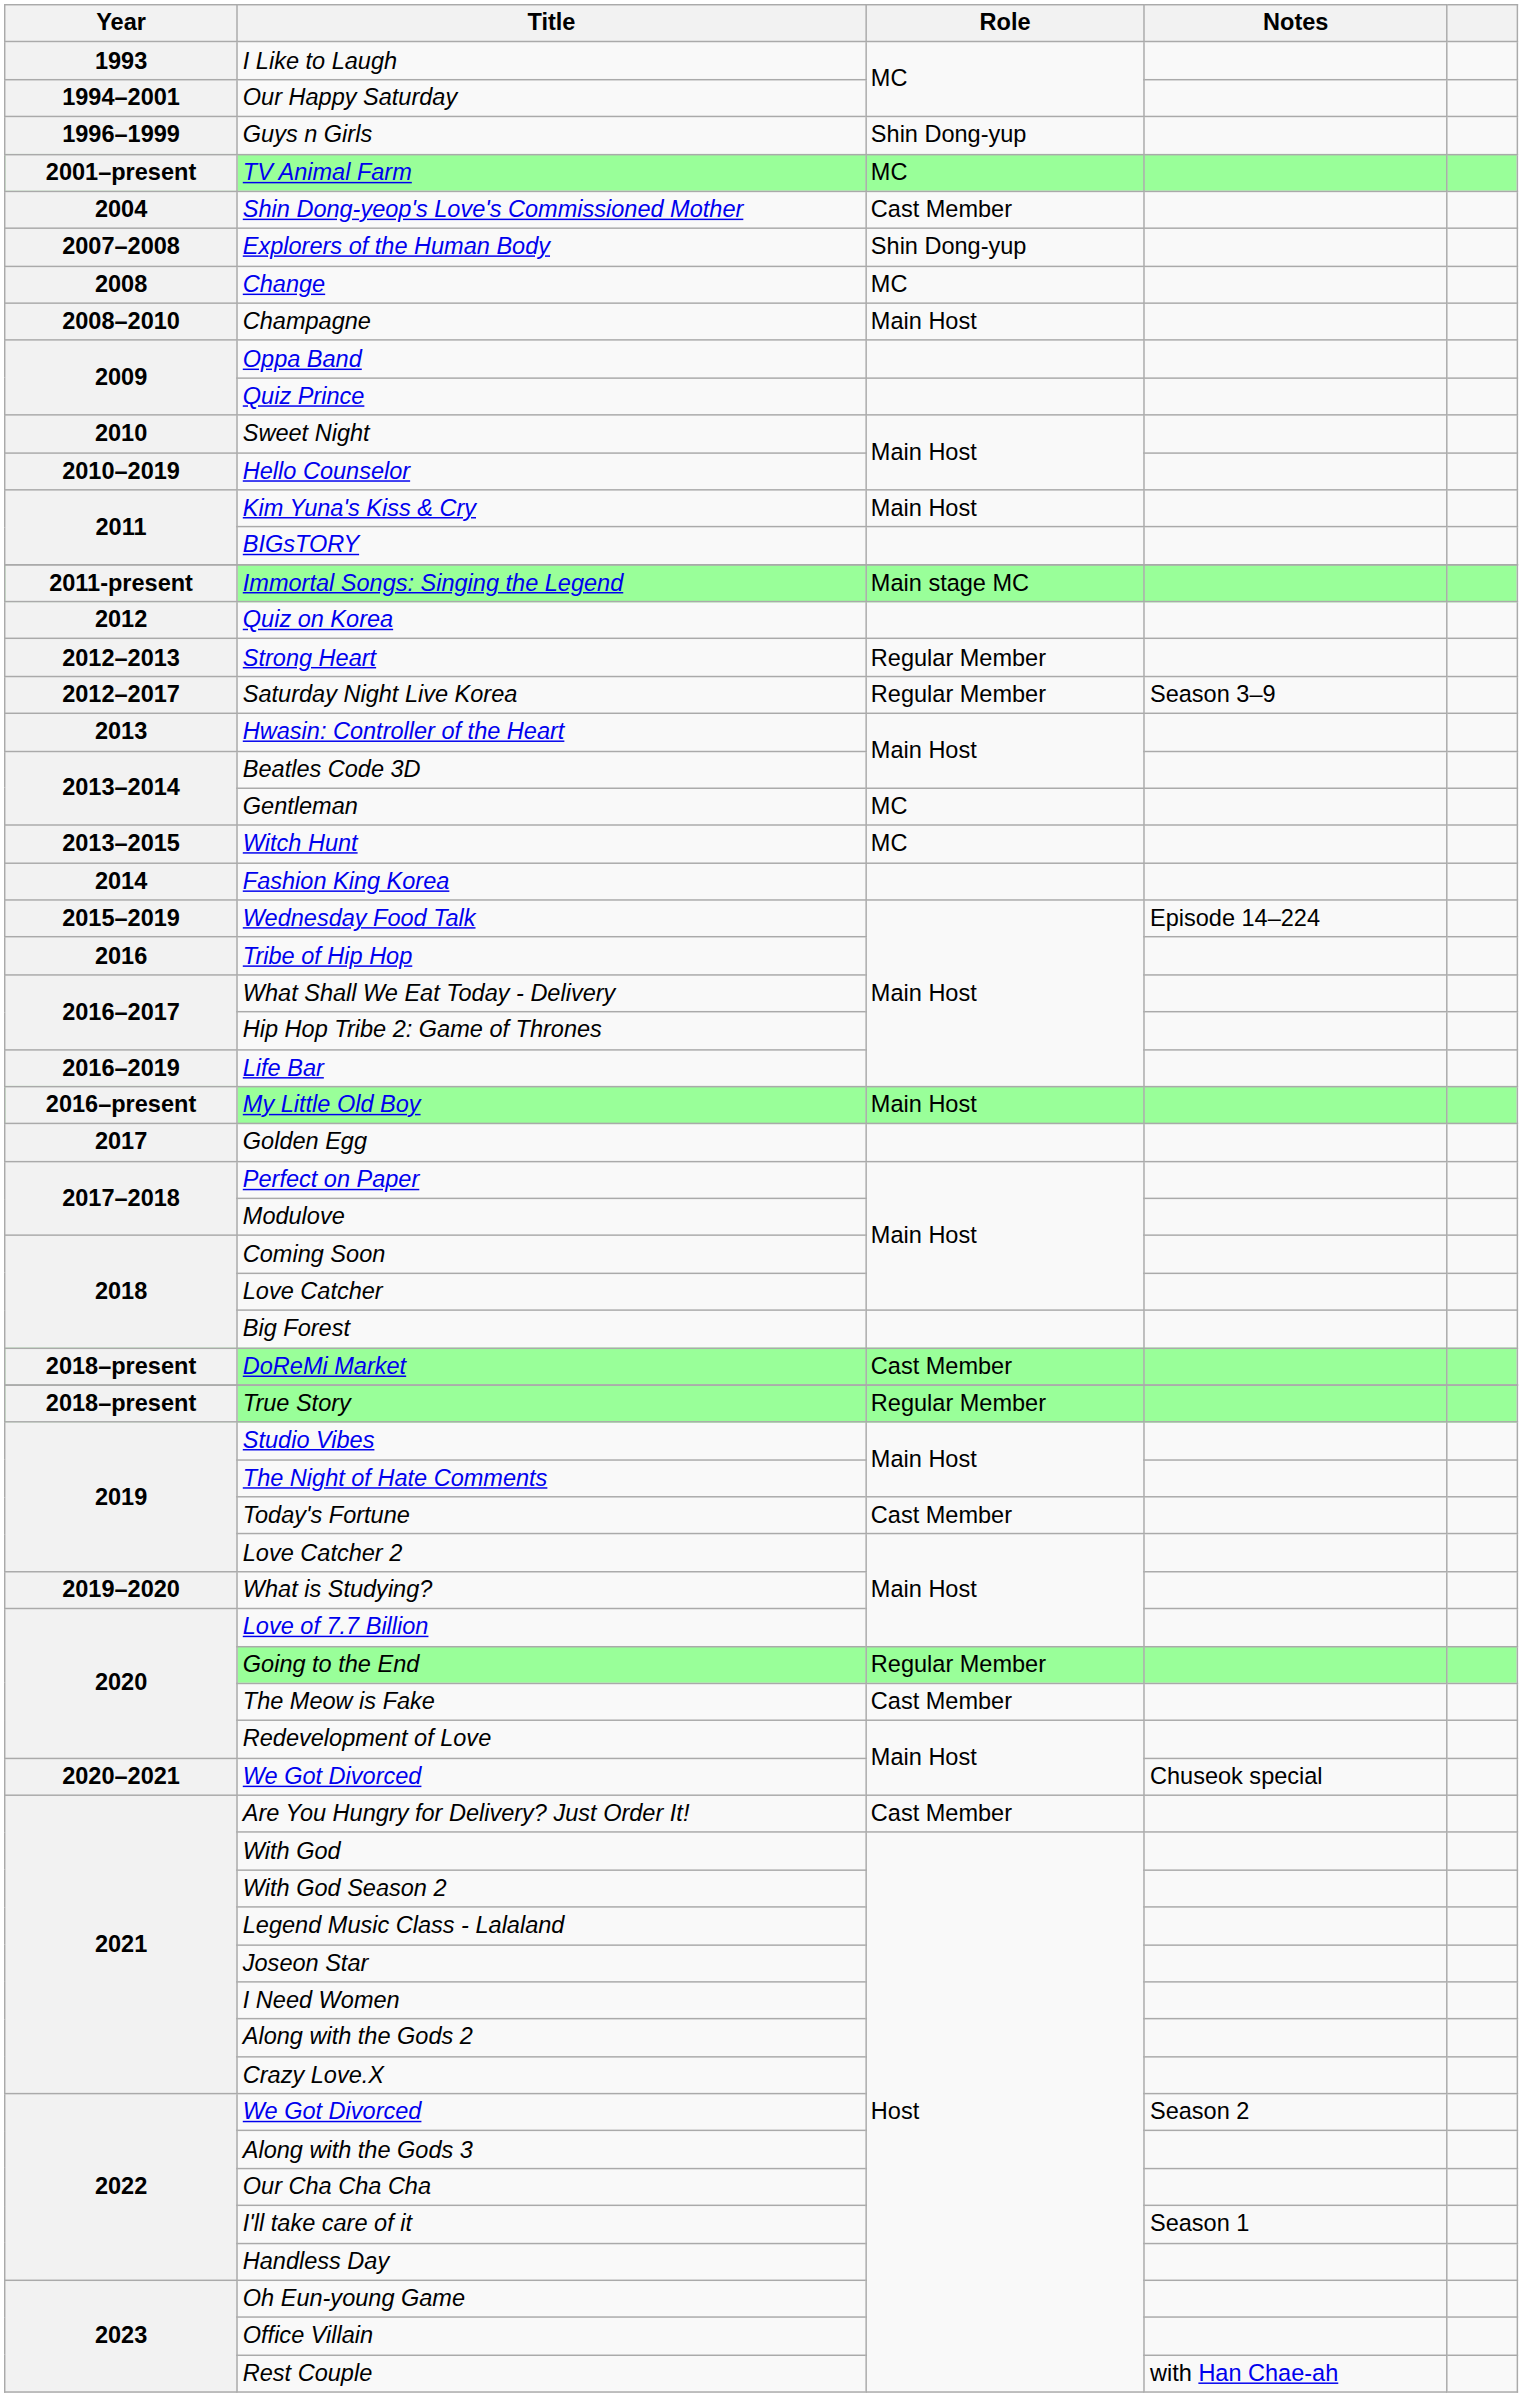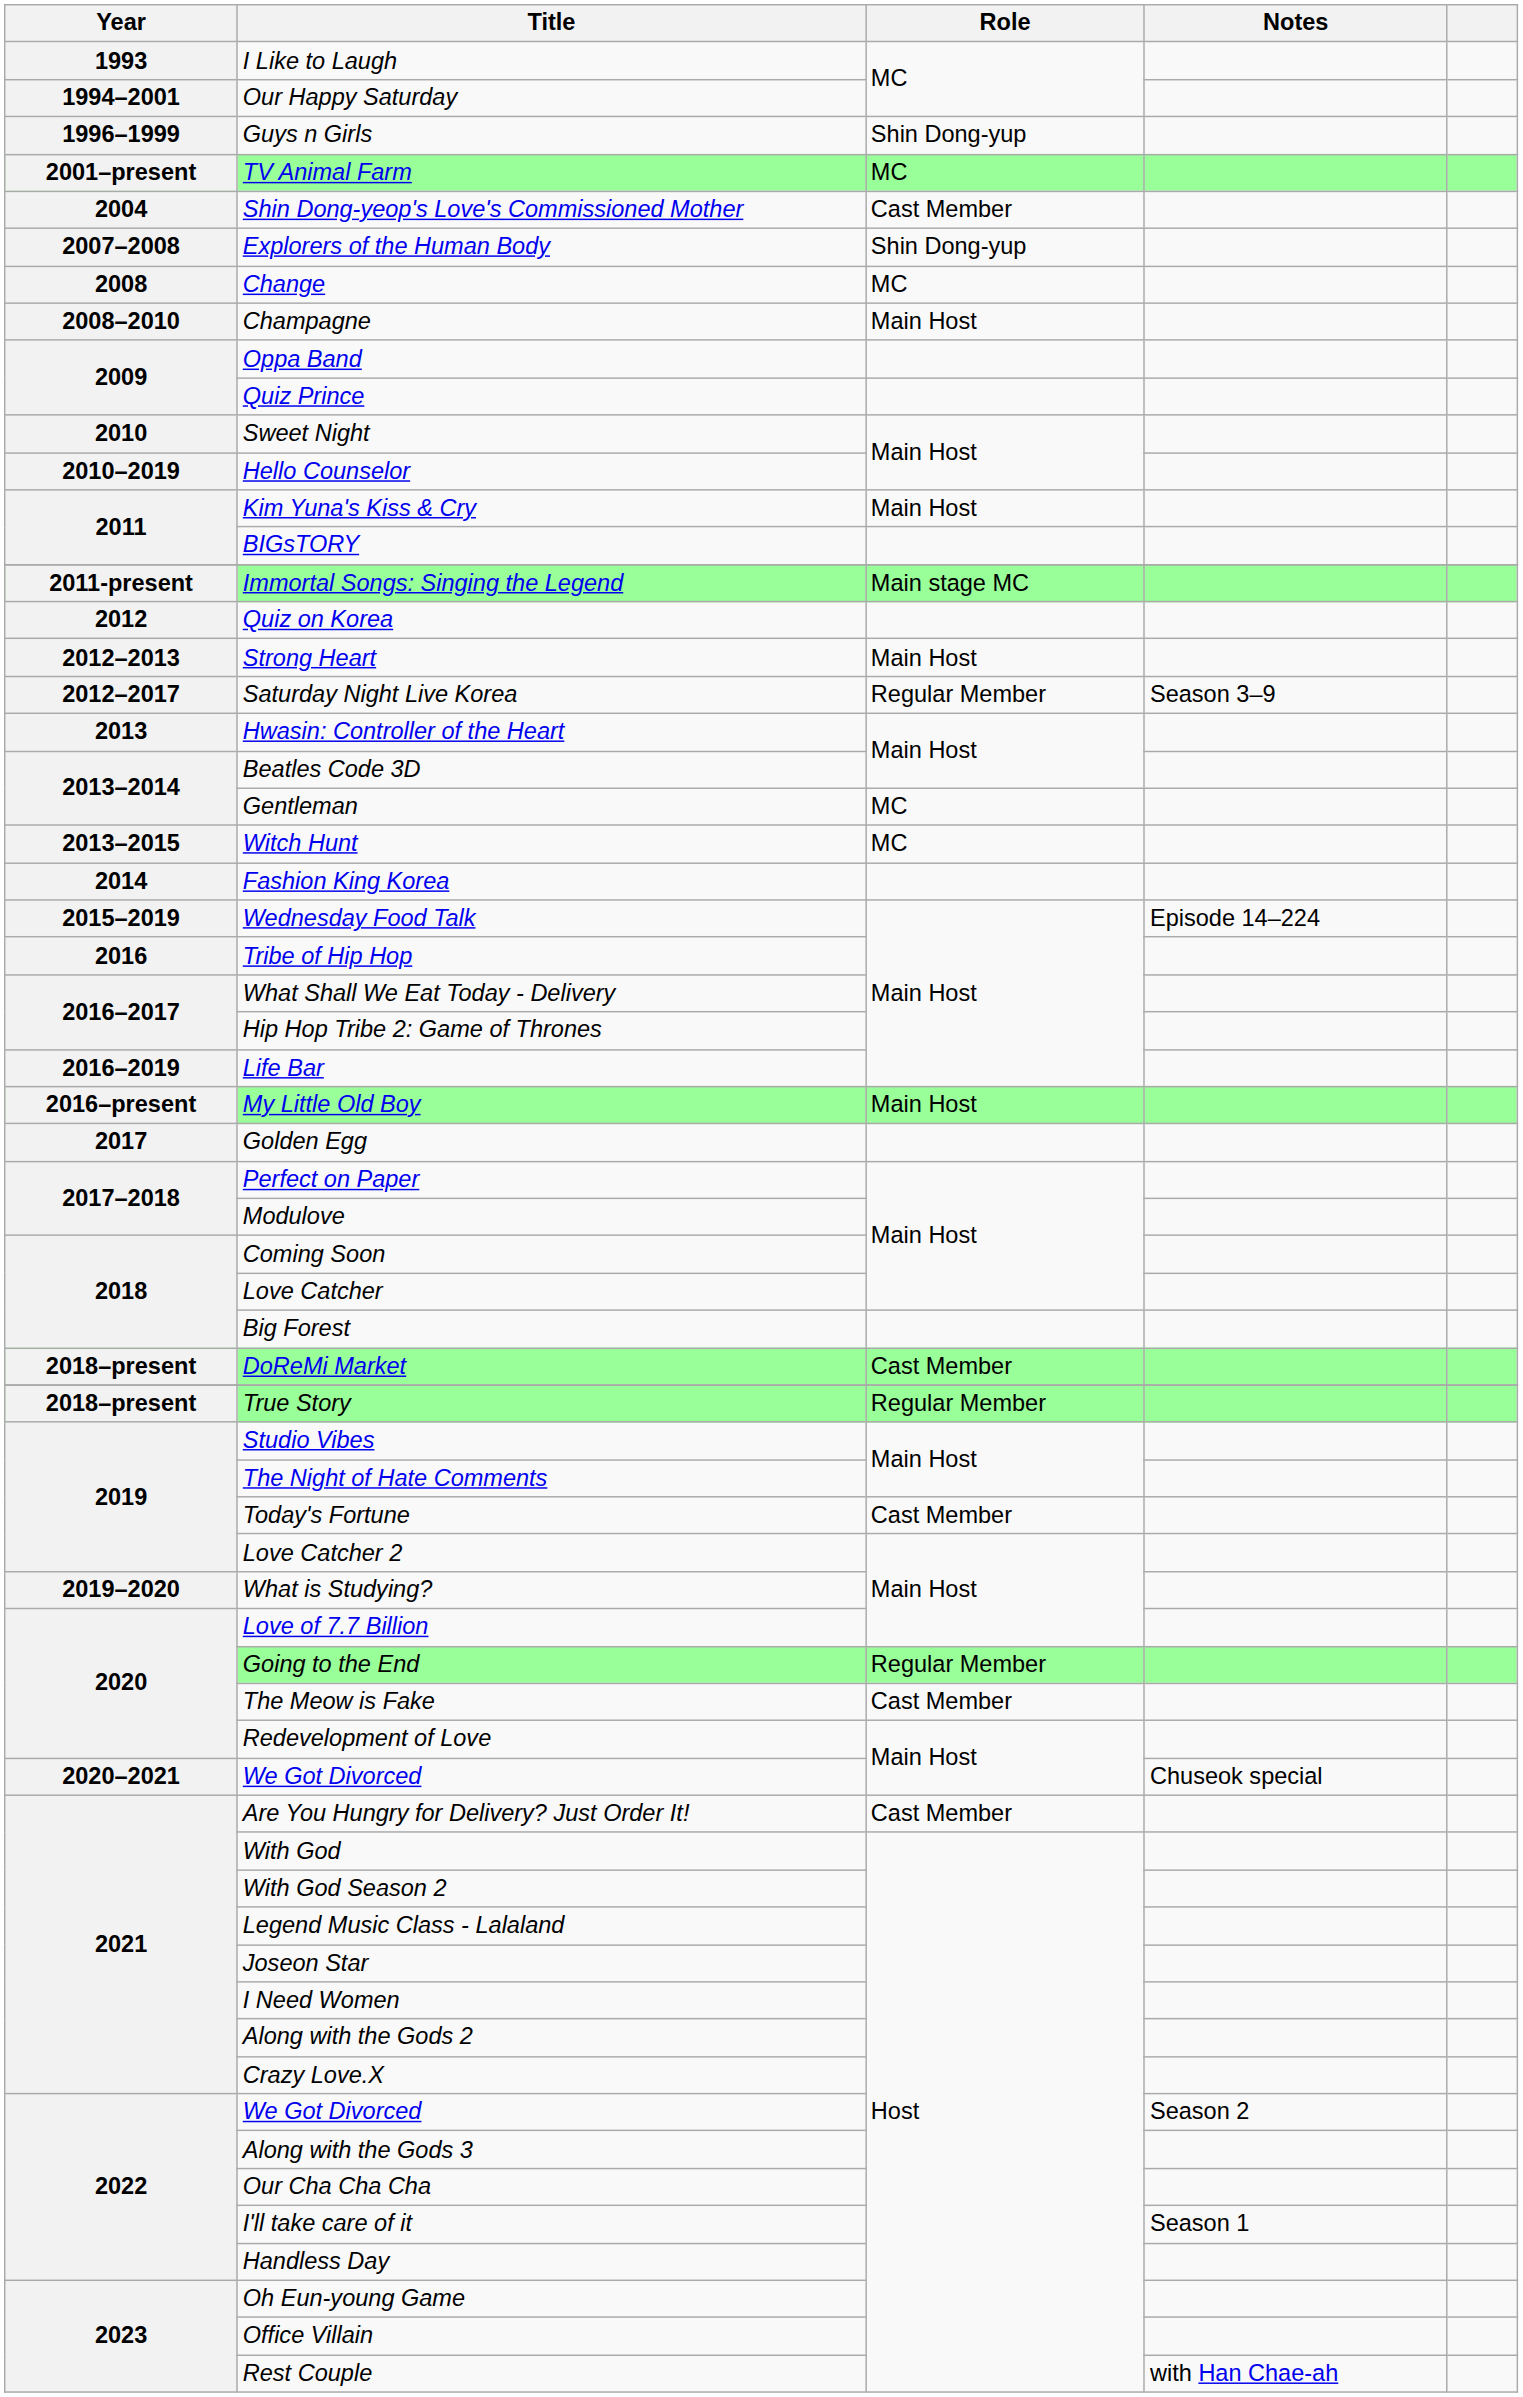(958, 657) Regular Member -> (924, 657) Main Host
